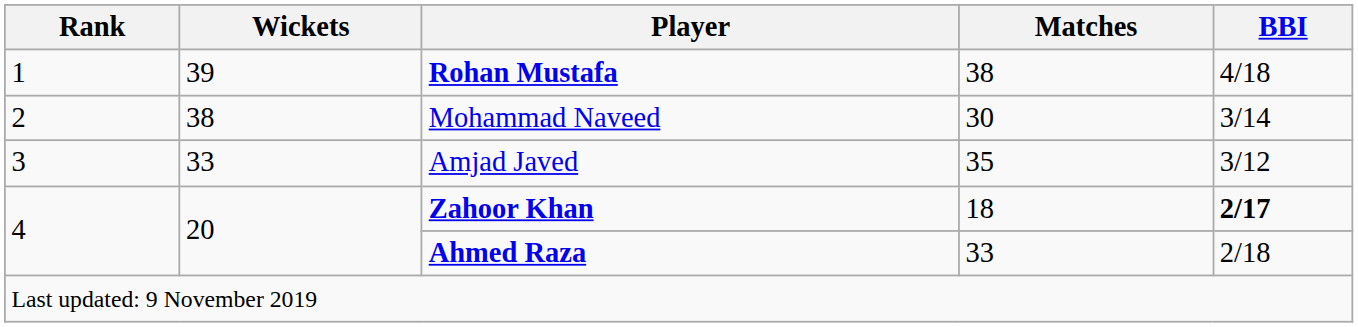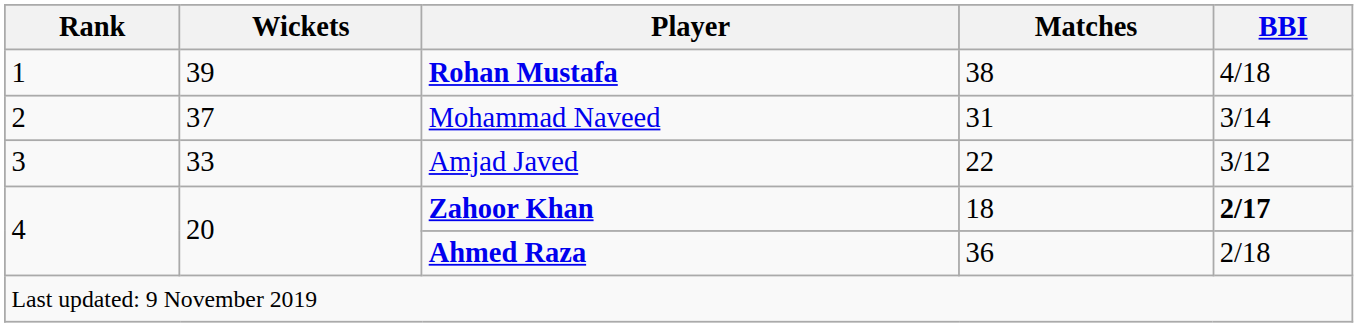(200, 117) 38 -> (200, 117) 37
(980, 117) 30 -> (980, 117) 31
(980, 162) 35 -> (980, 162) 22
(980, 252) 33 -> (980, 252) 36
